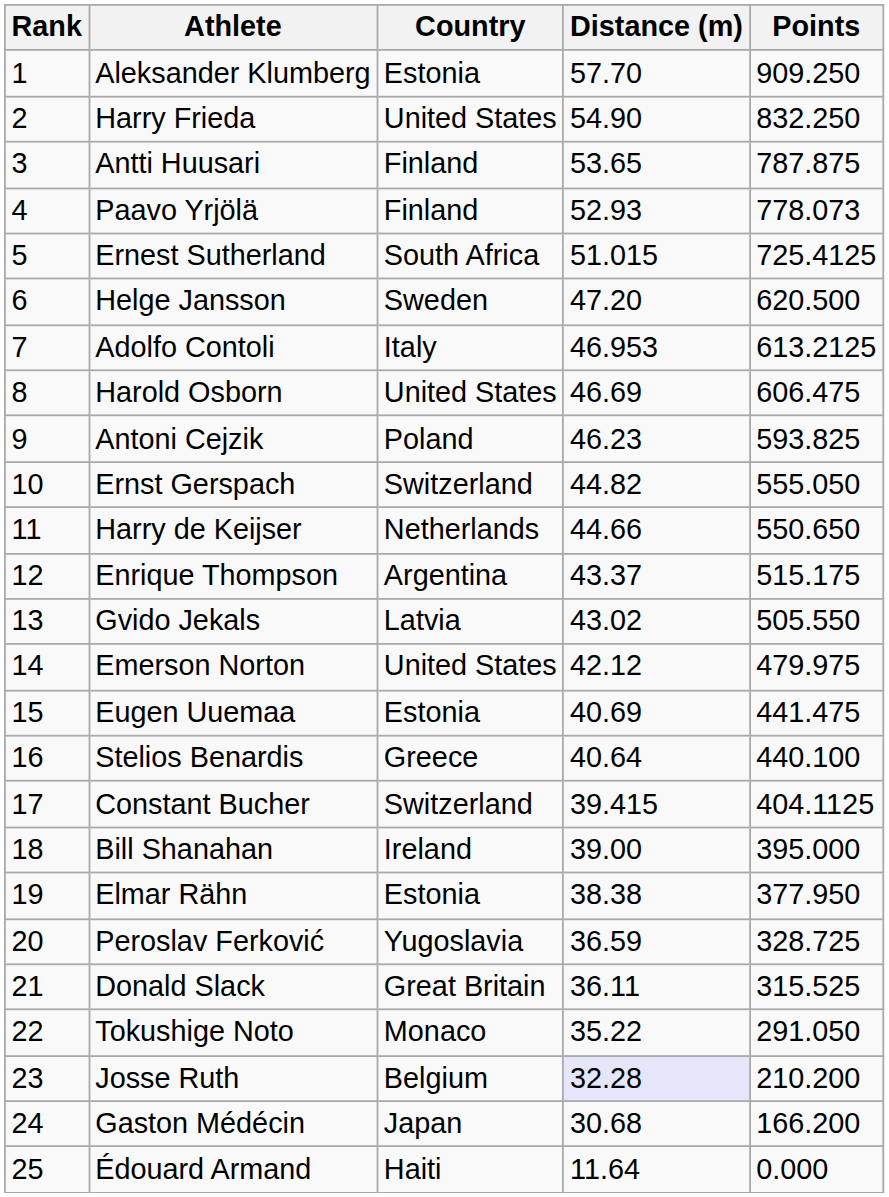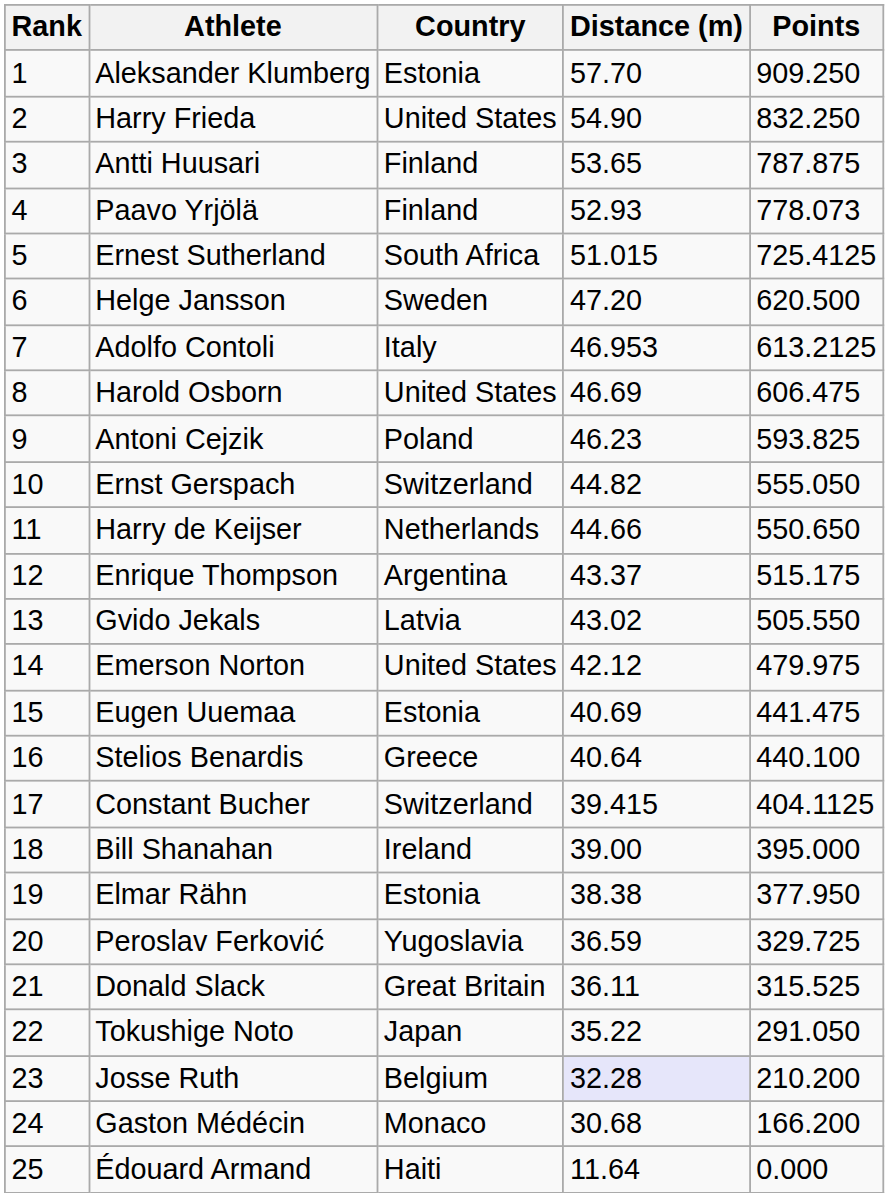(808, 940) 328.725 -> (808, 940) 329.725
(435, 1032) Monaco -> (423, 1032) Japan
(423, 1123) Japan -> (435, 1123) Monaco
